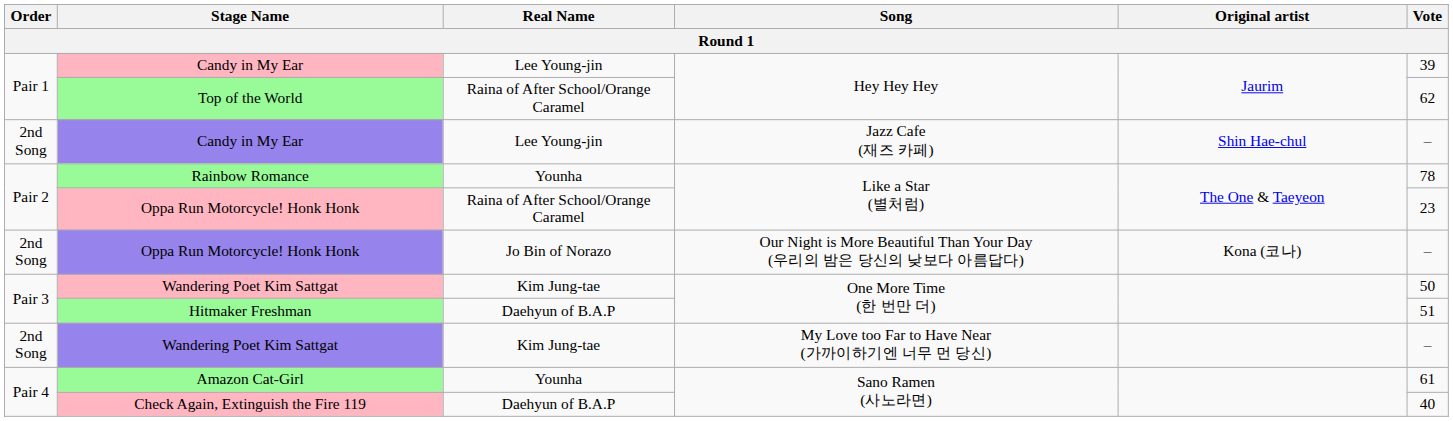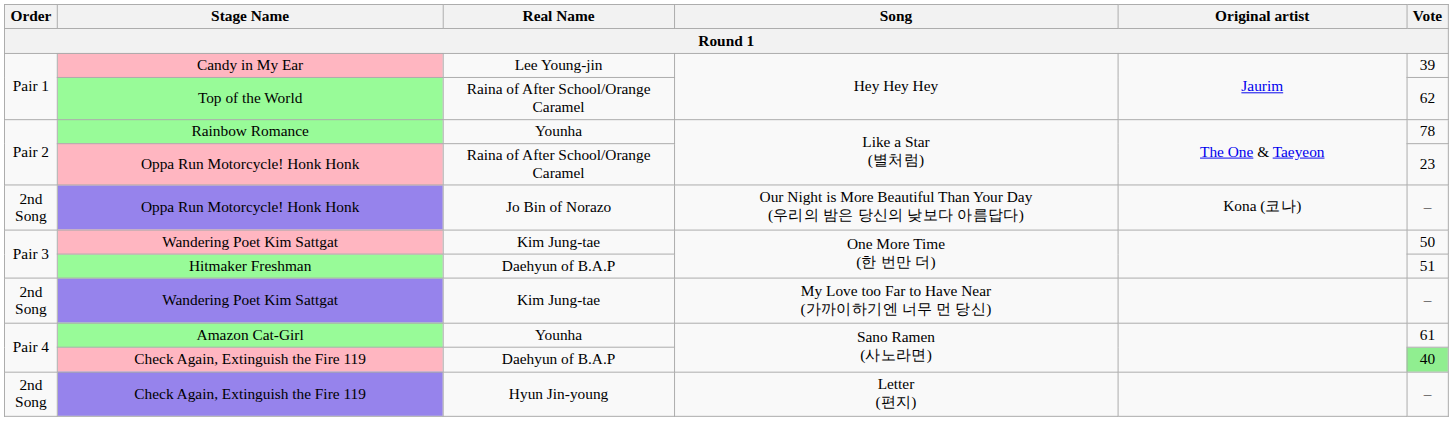- row: (250, 141)
(1427, 404) no background -> (1427, 359) lightgreen background
+ row: (250, 393)
